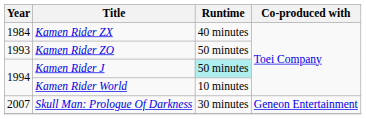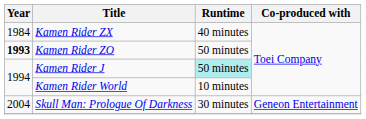(19, 50) normal -> (19, 50) bold
(19, 104) 2007 -> (19, 104) 2004
